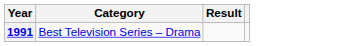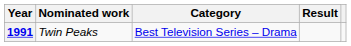+ column: (84, 13)
